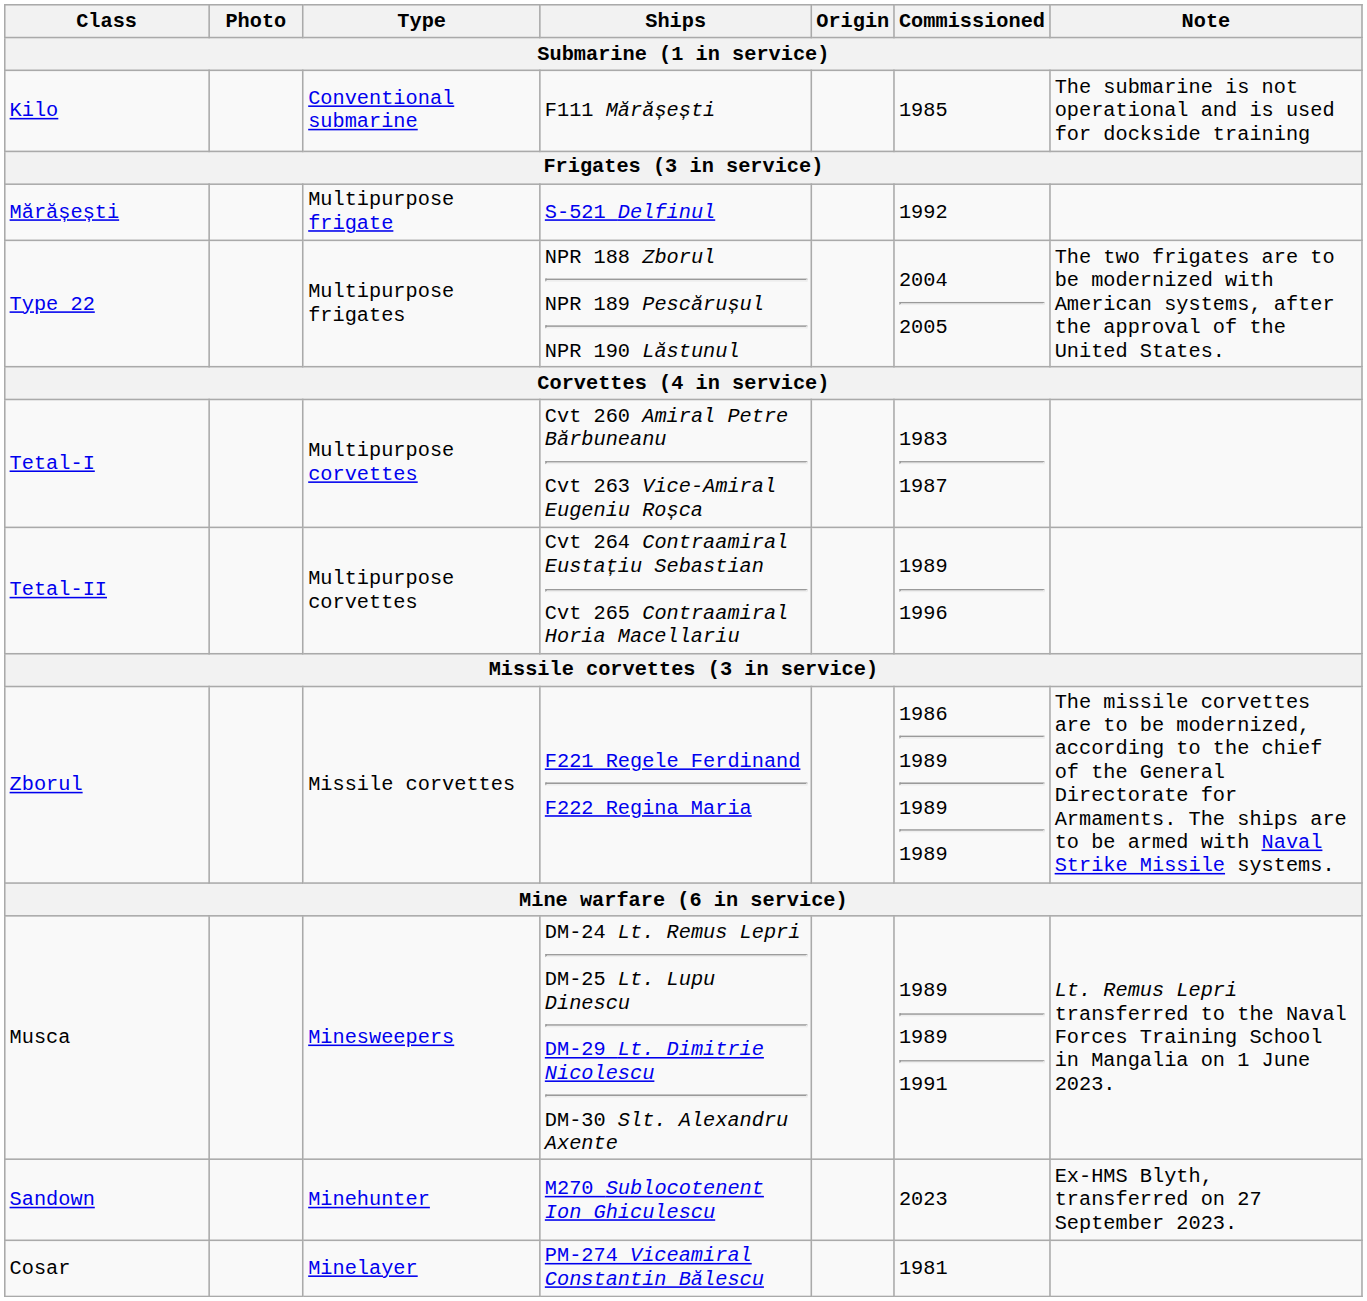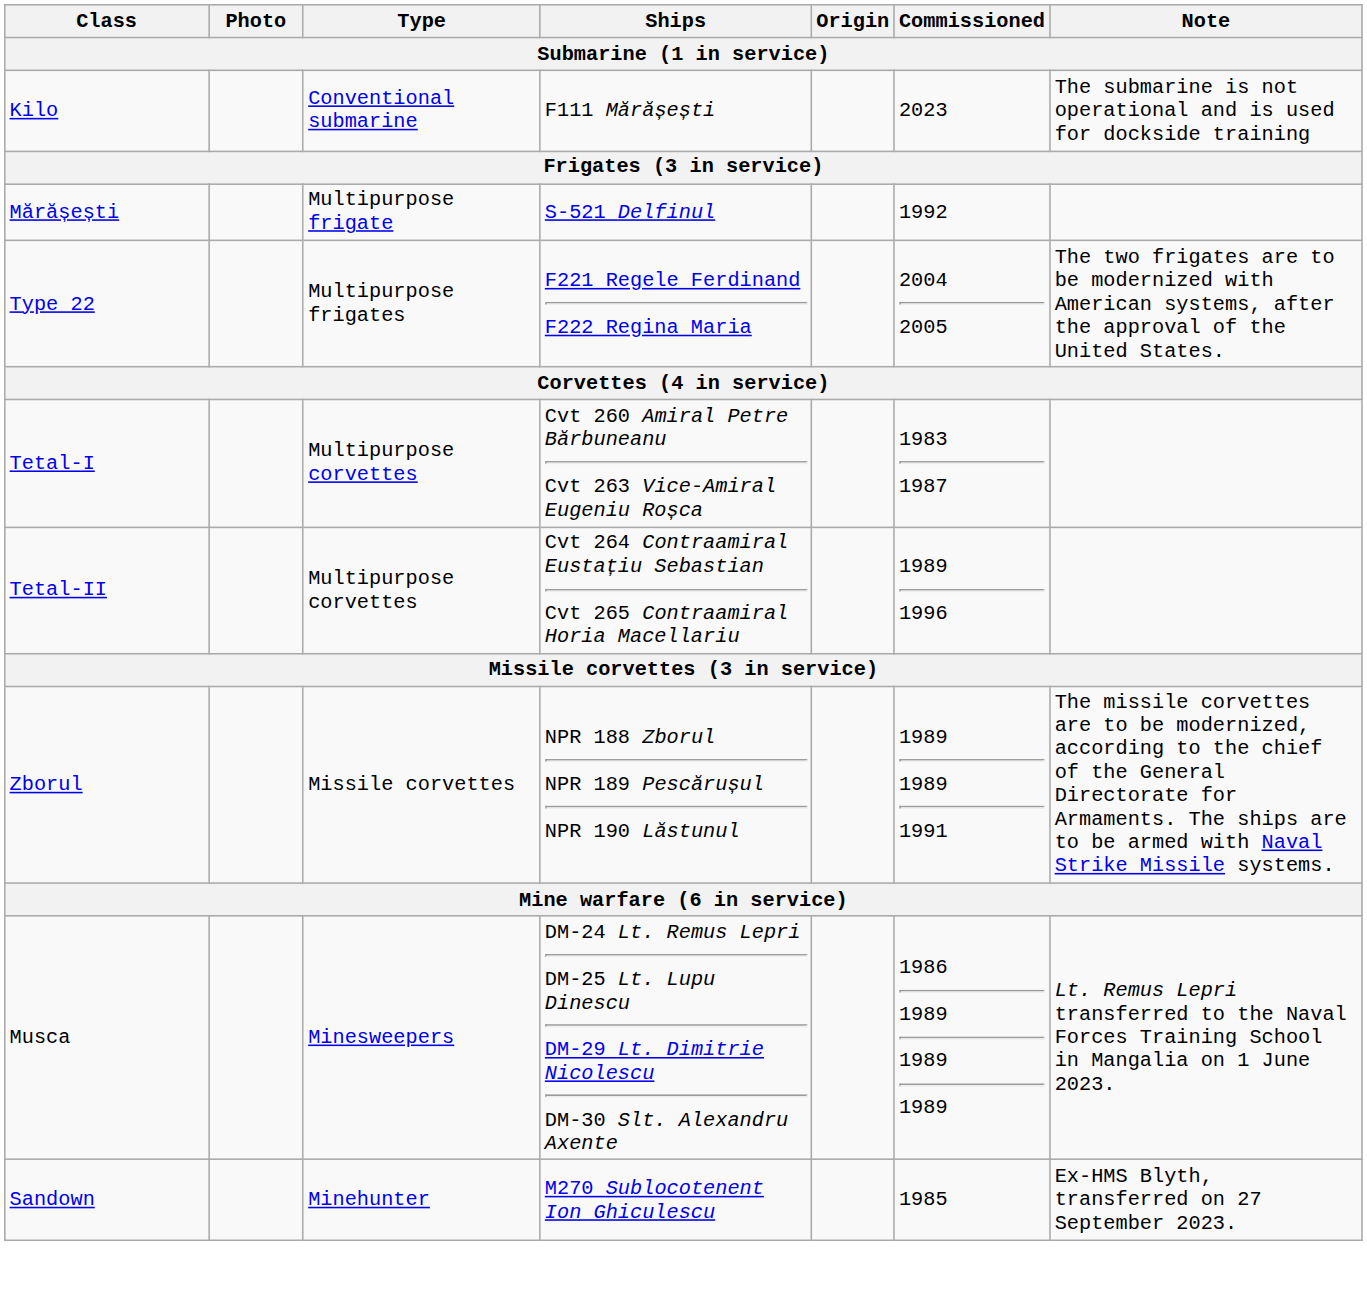(923, 111) 1985 -> (923, 111) 2023
(676, 304) NPR 188 Zborul NPR 189 Pescărușul NPR 190 Lăstunul -> (676, 304) F221 Regele Ferdinand F222 Regina Maria
(676, 785) F221 Regele Ferdinand F222 Regina Maria -> (676, 785) NPR 188 Zborul NPR 189 Pescărușul NPR 190 Lăstunul
(972, 785) 1986 1989 1989 1989 -> (972, 785) 1989 1989 1991
(972, 1038) 1989 1989 1991 -> (972, 1038) 1986 1989 1989 1989
(923, 1200) 2023 -> (923, 1200) 1985
- row: (40, 1268)
